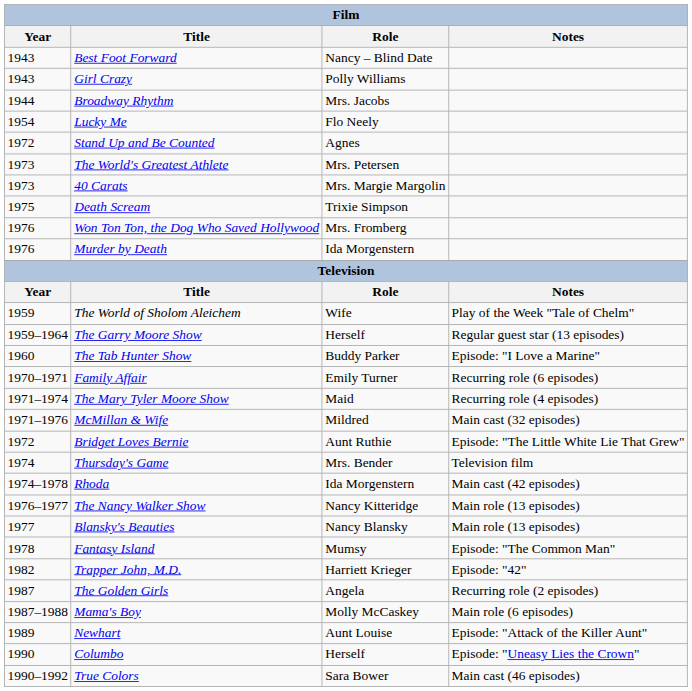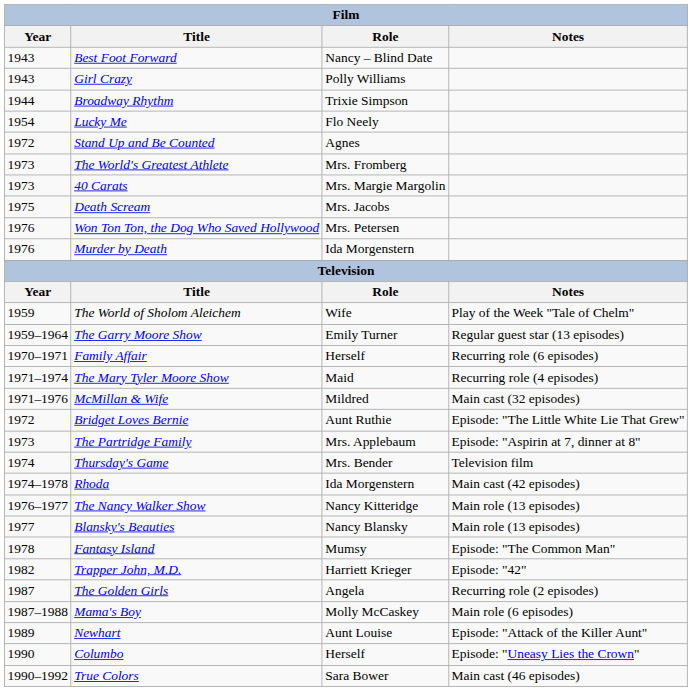(357, 100) Mrs. Jacobs -> (367, 100) Trixie Simpson
(362, 164) Mrs. Petersen -> (366, 164) Mrs. Fromberg
(367, 206) Trixie Simpson -> (357, 206) Mrs. Jacobs
(366, 228) Mrs. Fromberg -> (362, 228) Mrs. Petersen
(345, 334) Herself -> (361, 334) Emily Turner
- row: (133, 356)
(361, 377) Emily Turner -> (345, 356) Herself
+ row: (133, 441)
